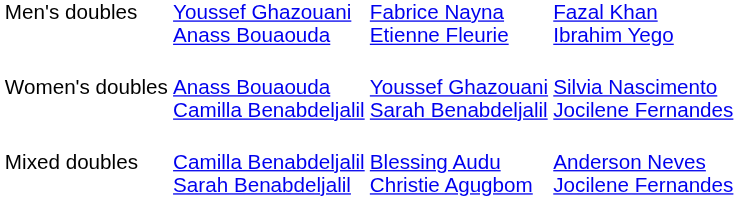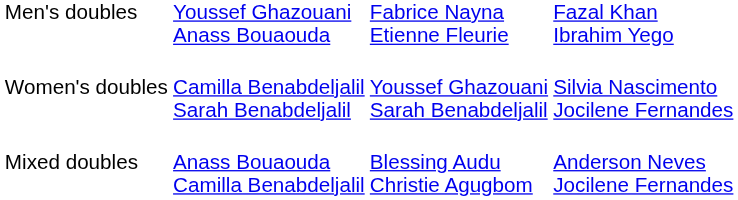(269, 98) Anass Bouaouda Camilla Benabdeljalil -> (269, 98) Camilla Benabdeljalil Sarah Benabdeljalil
(269, 173) Camilla Benabdeljalil Sarah Benabdeljalil -> (269, 173) Anass Bouaouda Camilla Benabdeljalil
